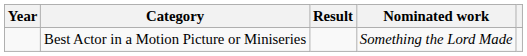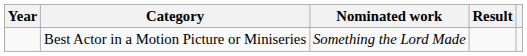columns swapped: (436, 16) <-> (333, 16)
